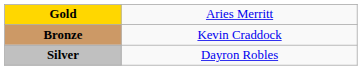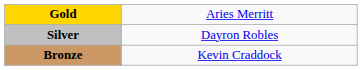rows swapped: (63, 55) <-> (63, 34)
